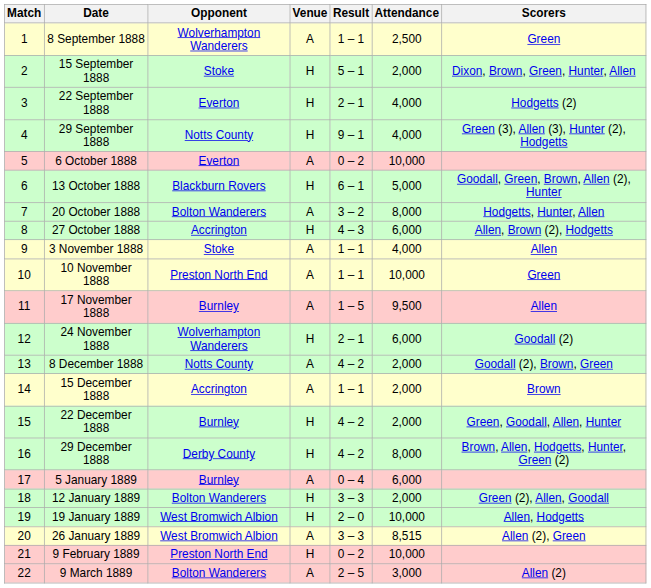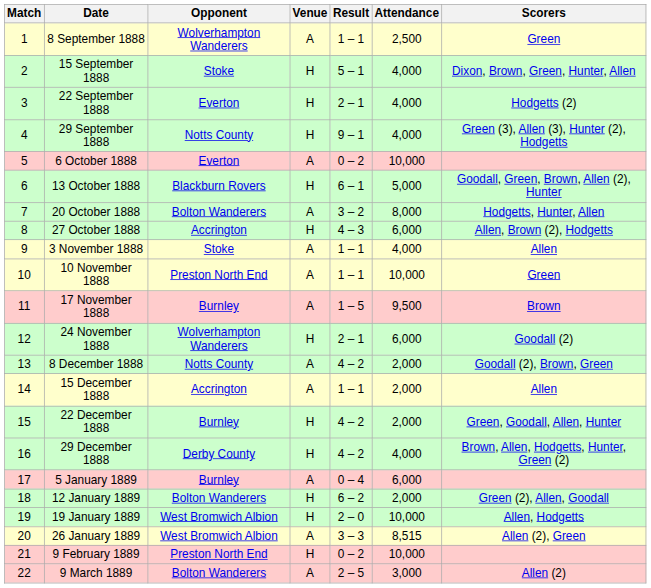(407, 71) 2,000 -> (407, 71) 4,000
(544, 307) Allen -> (544, 307) Brown
(544, 389) Brown -> (544, 389) Allen
(407, 454) 8,000 -> (407, 454) 4,000
(351, 498) 3 – 3 -> (351, 498) 6 – 2
